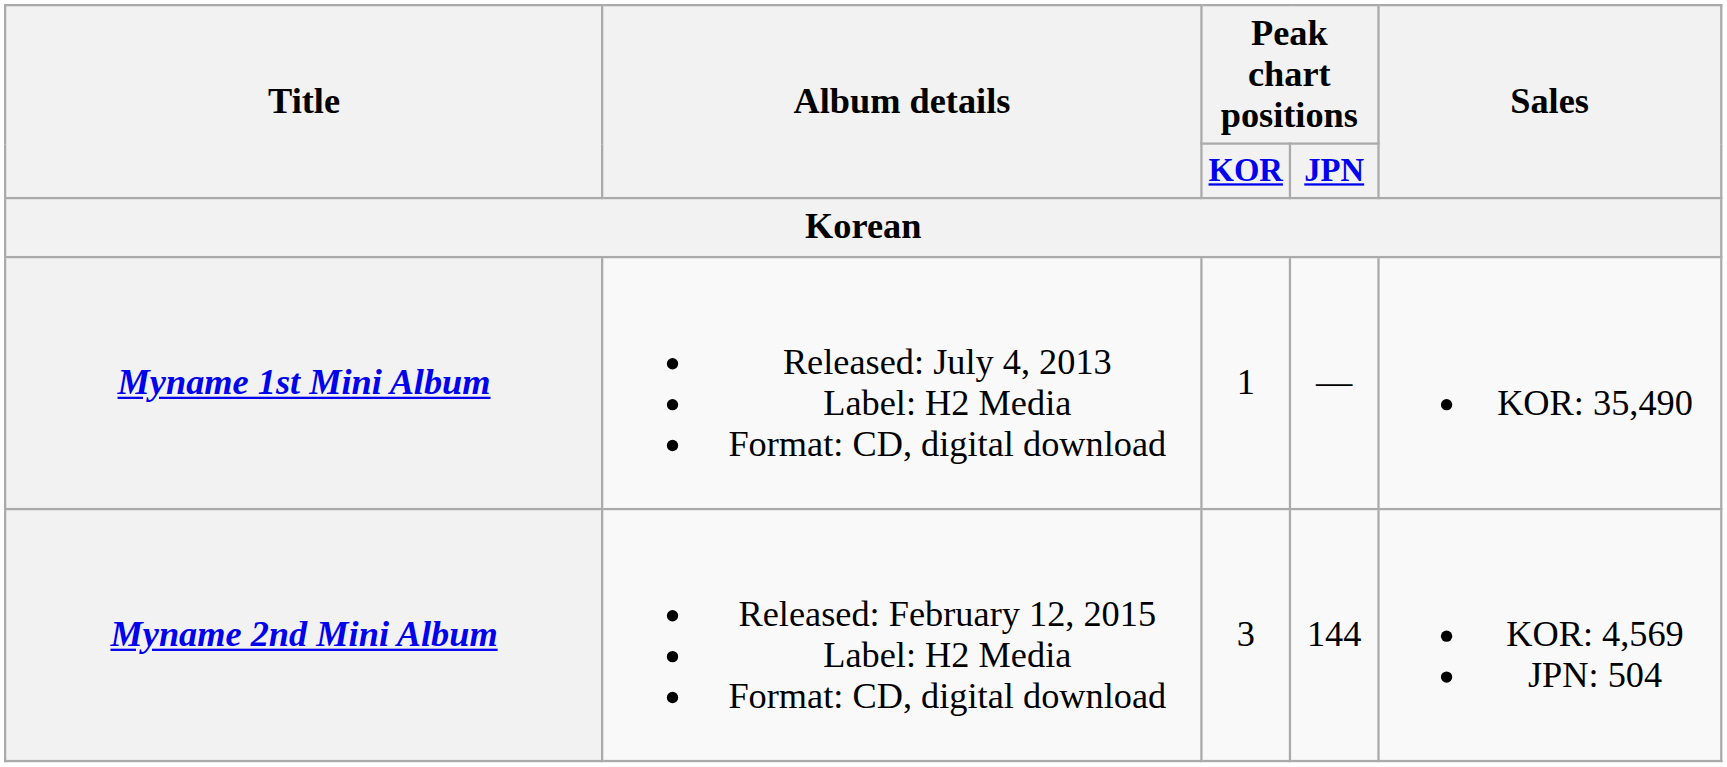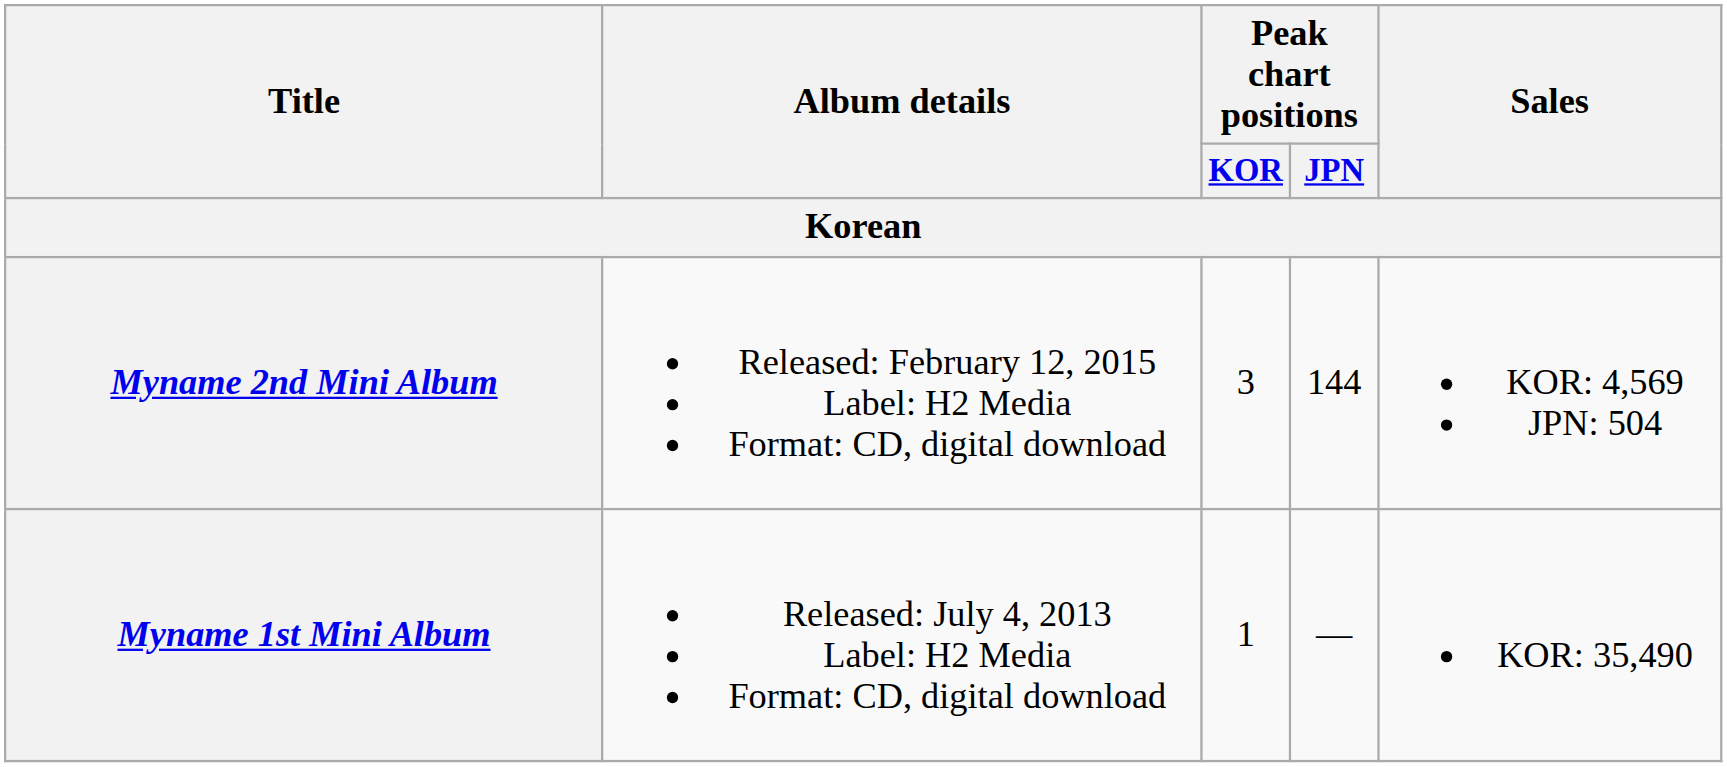rows swapped: (304, 381) <-> (304, 634)
